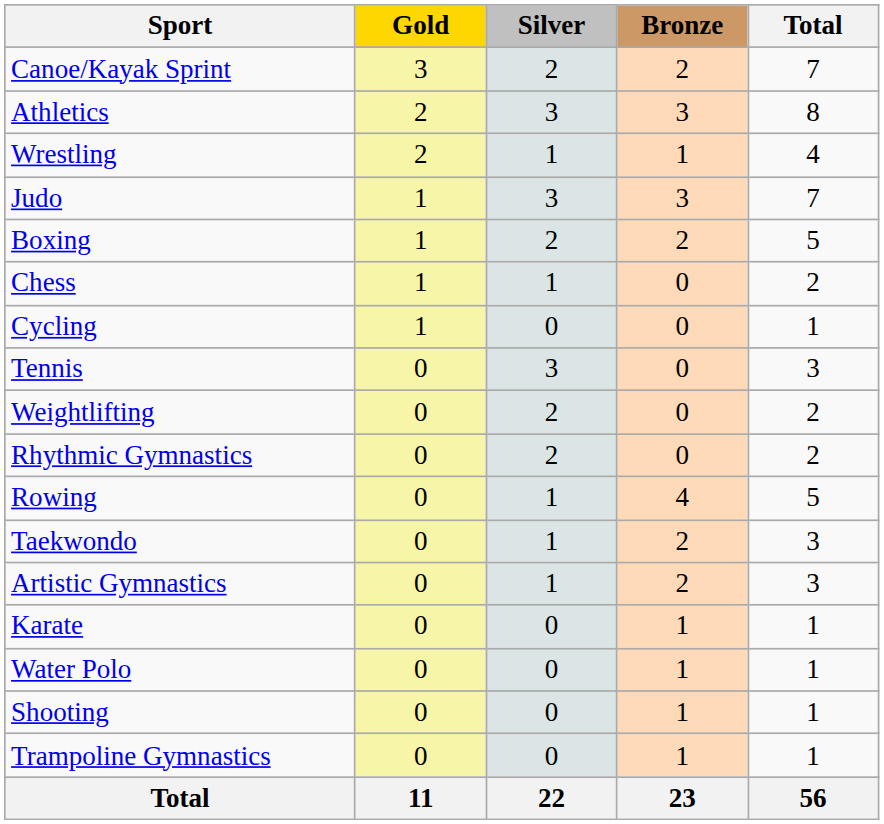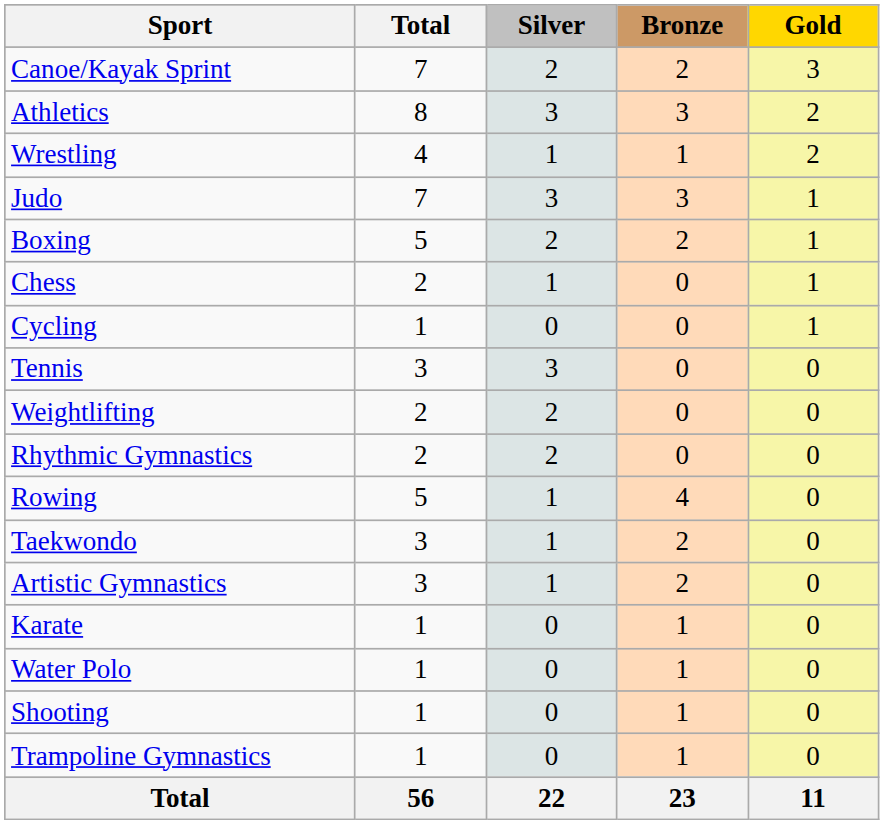columns swapped: (421, 25) <-> (813, 25)
